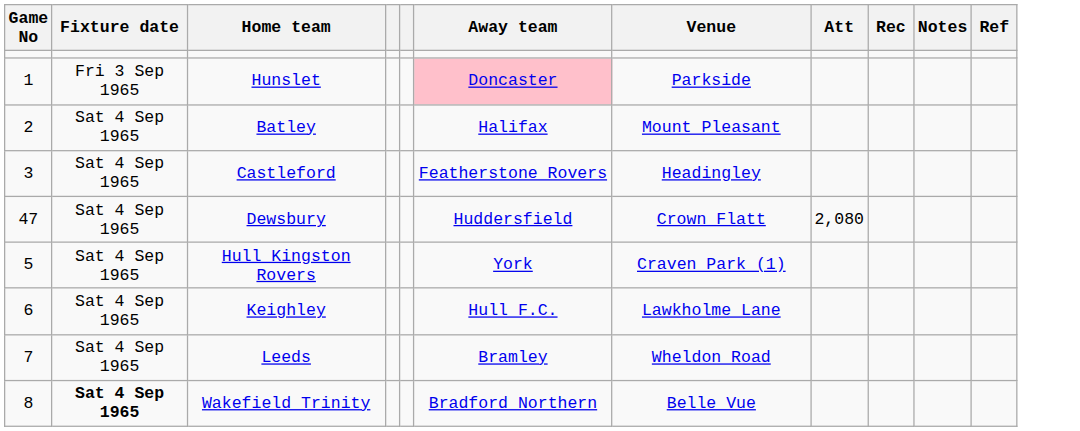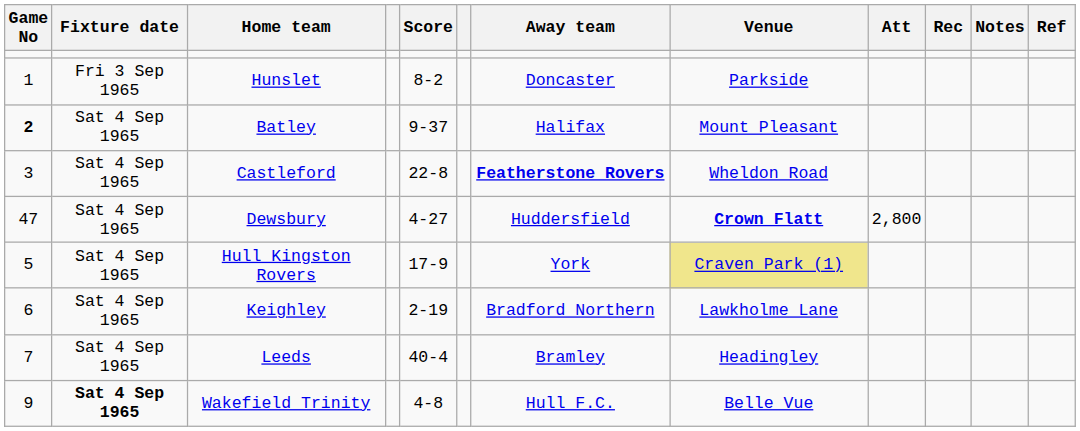+ column: (428, 28)
(513, 81) pink background -> (570, 81) no background
(28, 127) normal -> (28, 127) bold
(513, 173) normal -> (570, 173) bold
(711, 173) Headingley -> (769, 173) Wheldon Road
(711, 219) normal -> (769, 219) bold
(839, 219) 2,080 -> (897, 219) 2,800
(711, 265) no background -> (769, 265) khaki background
(513, 311) Hull F.C. -> (570, 311) Bradford Northern
(711, 357) Wheldon Road -> (769, 357) Headingley
(28, 403) 8 -> (28, 403) 9
(513, 403) Bradford Northern -> (570, 403) Hull F.C.
